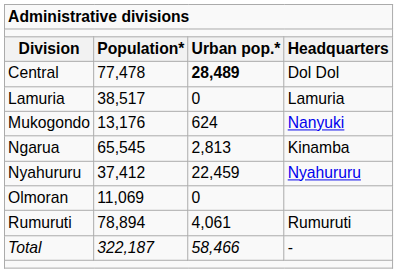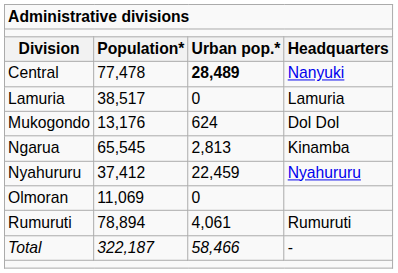(313, 73) Dol Dol -> (316, 73) Nanyuki
(316, 123) Nanyuki -> (313, 123) Dol Dol
